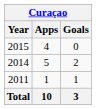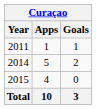rows swapped: (18, 79) <-> (18, 46)
